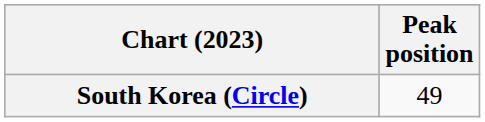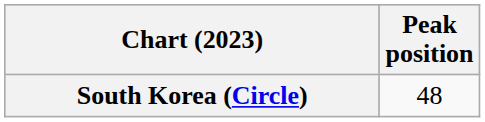(430, 95) 49 -> (430, 95) 48
